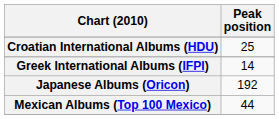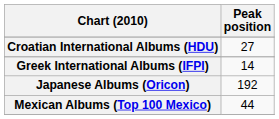(247, 47) 25 -> (247, 47) 27
